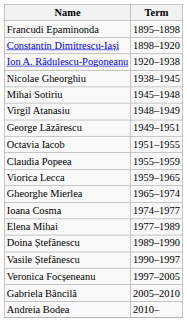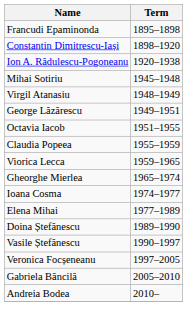- row: (46, 78)
